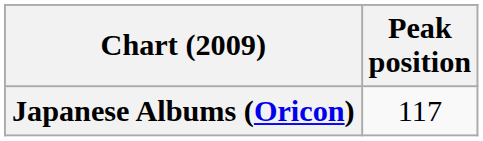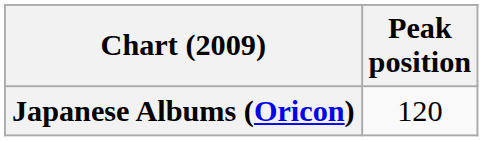(420, 110) 117 -> (420, 110) 120
